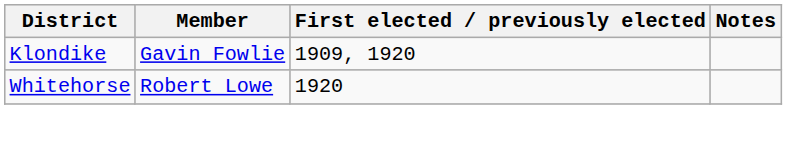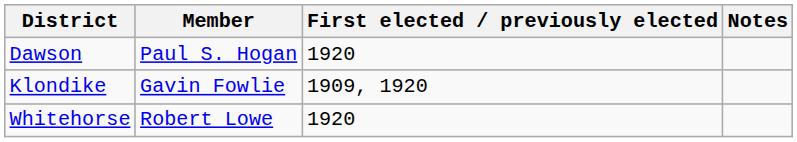+ row: (46, 54)
